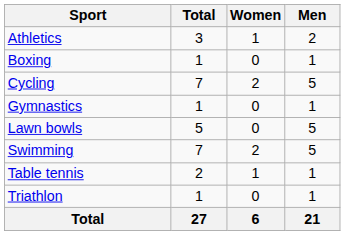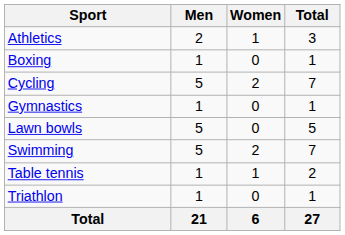columns swapped: (312, 15) <-> (199, 15)
